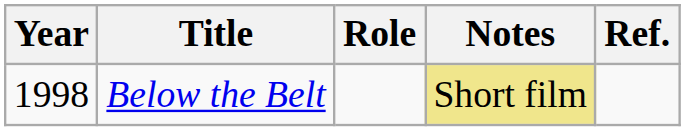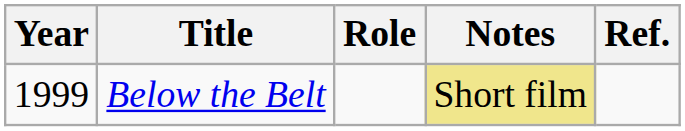(51, 93) 1998 -> (51, 93) 1999
